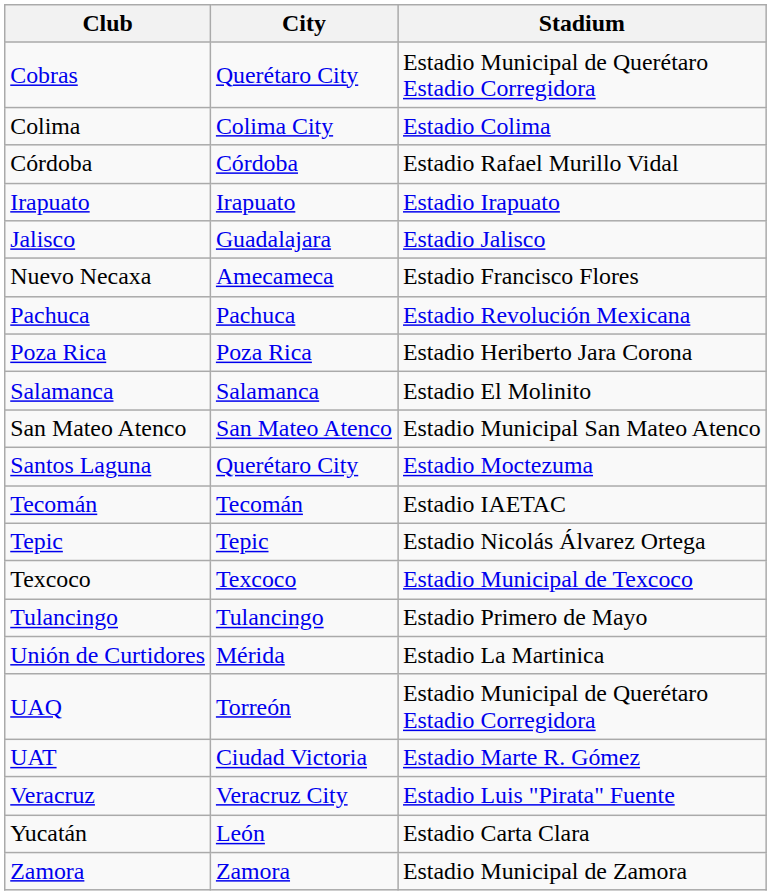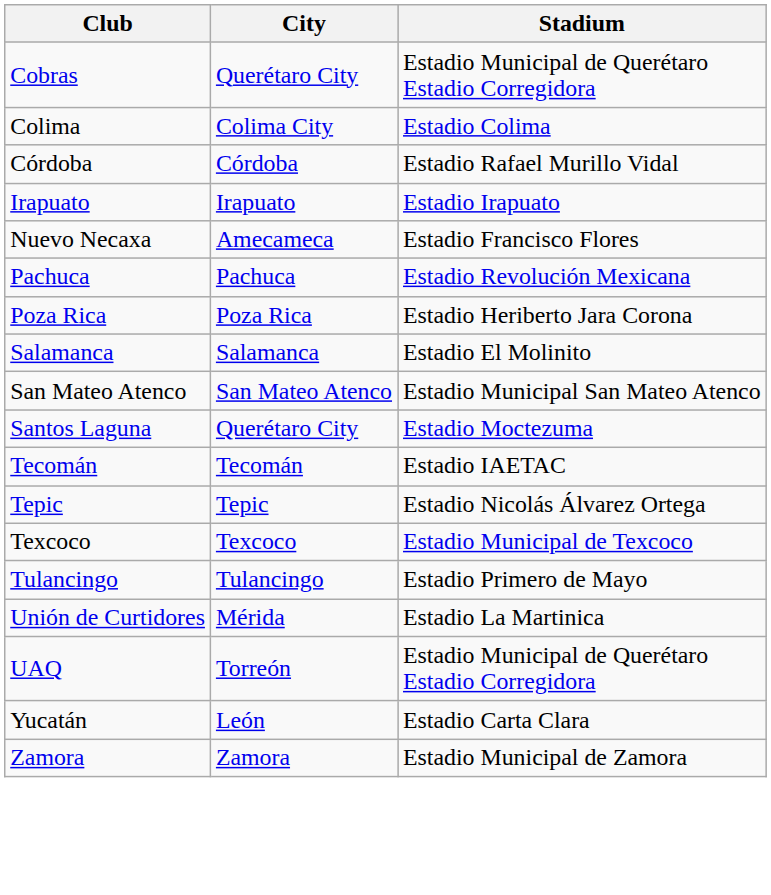- row: (43, 239)
- row: (33, 757)
- row: (53, 795)
